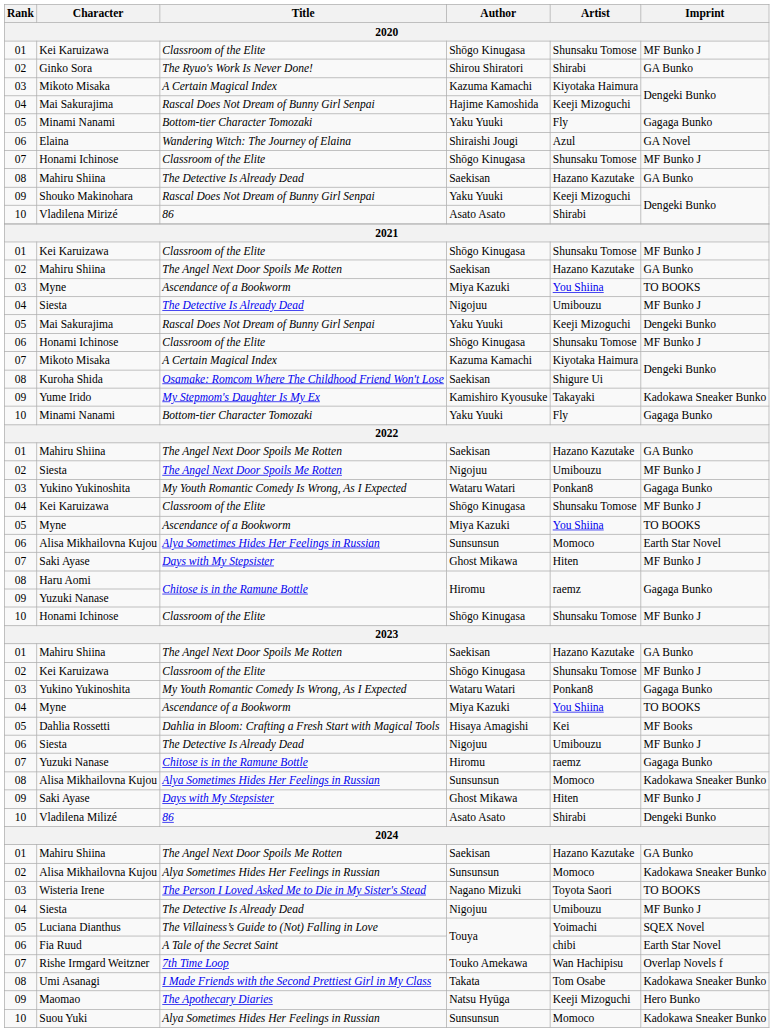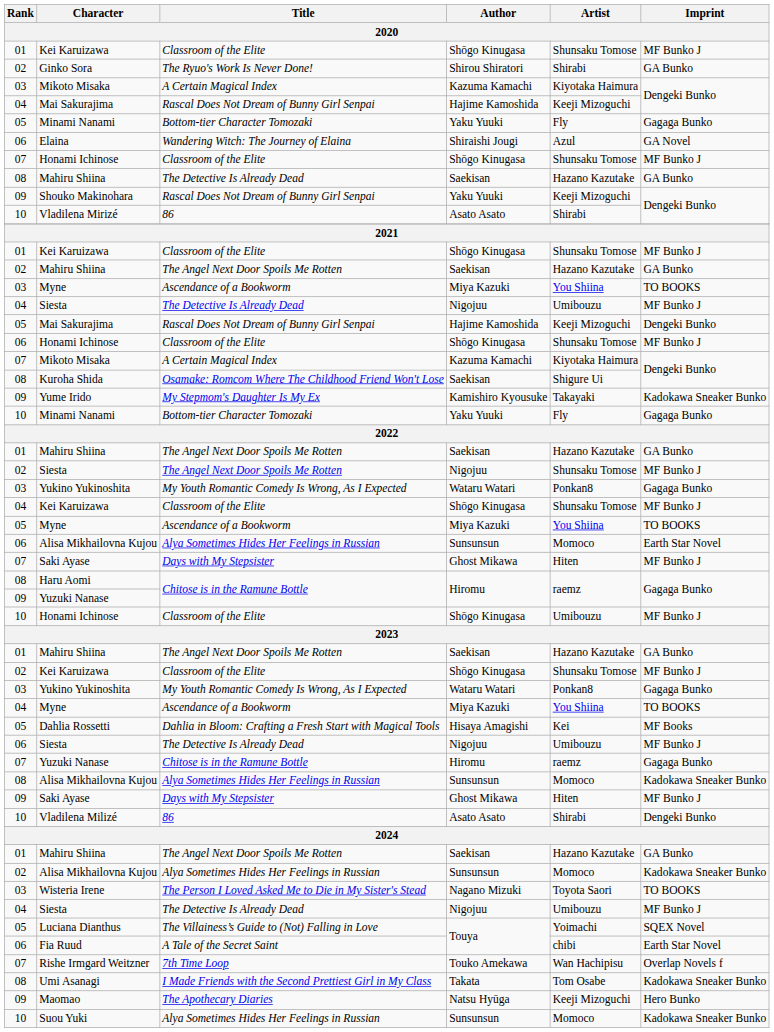(476, 324) Yaku Yuuki -> (494, 324) Hajime Kamoshida
(577, 470) Umibouzu -> (595, 470) Shunsaku Tomose
(595, 616) Shunsaku Tomose -> (577, 616) Umibouzu
